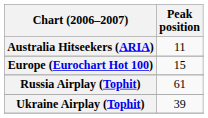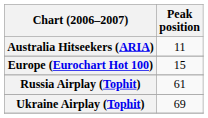(180, 103) 39 -> (180, 103) 69
